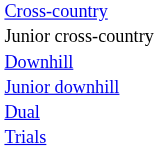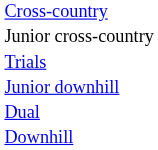rows swapped: (39, 61) <-> (25, 137)
